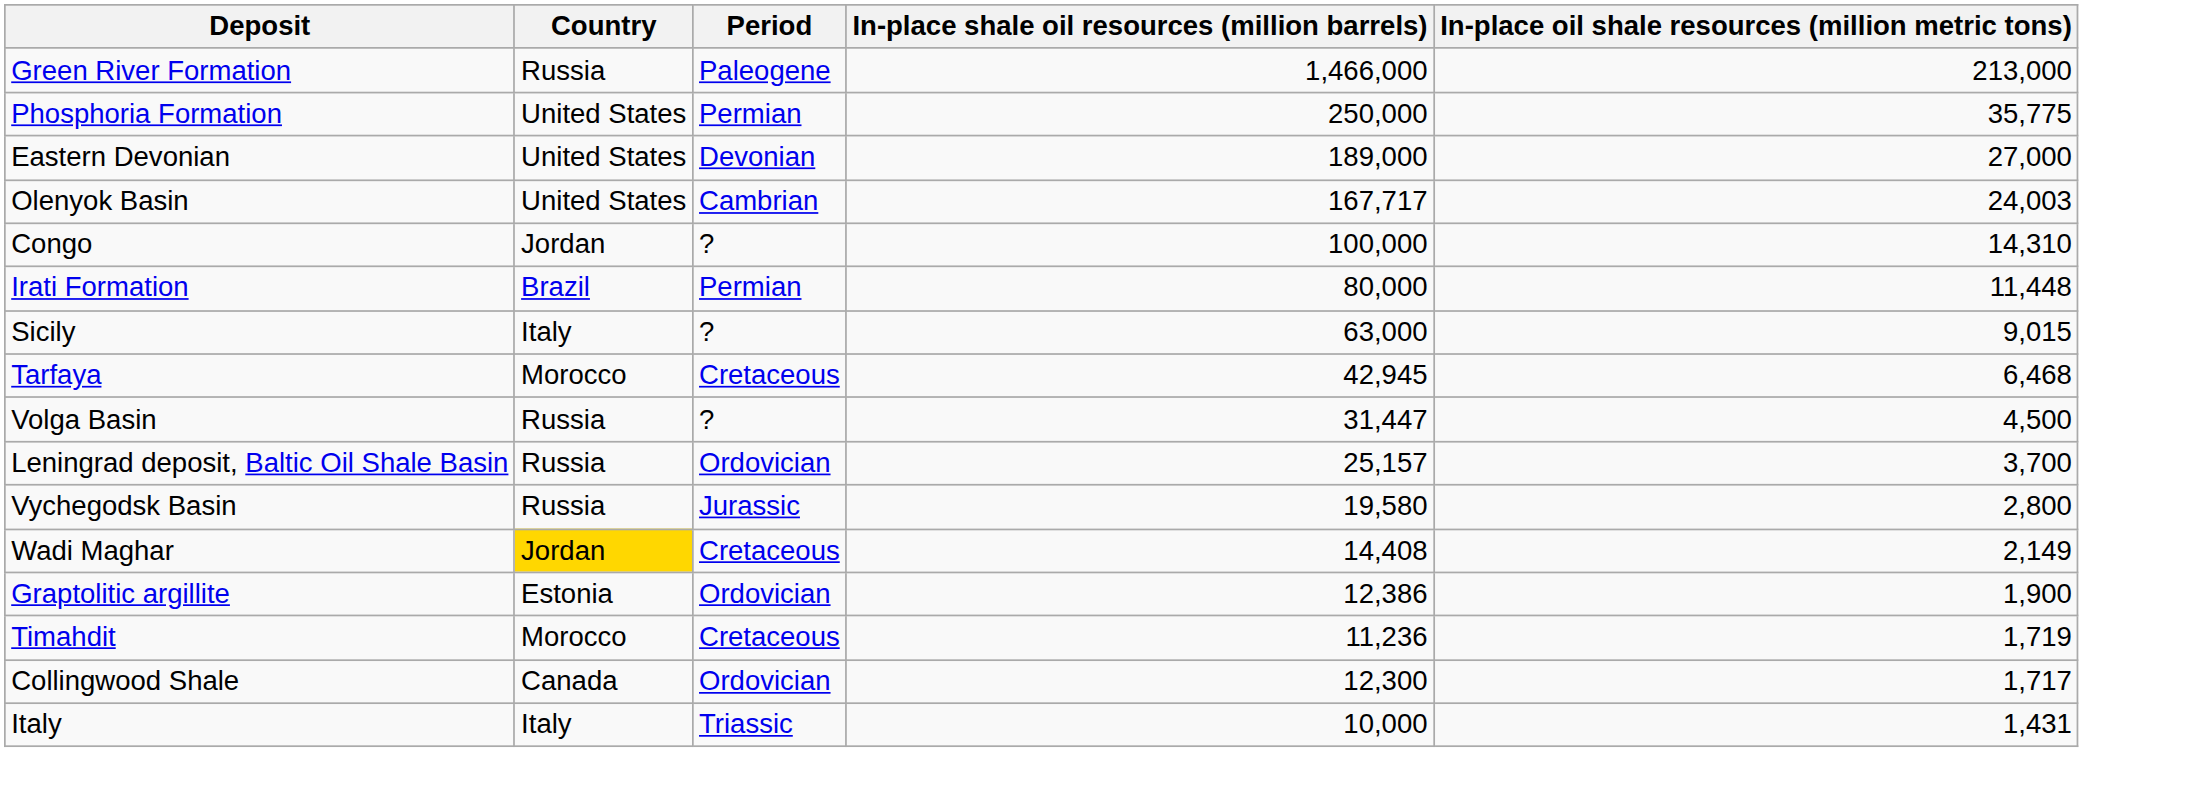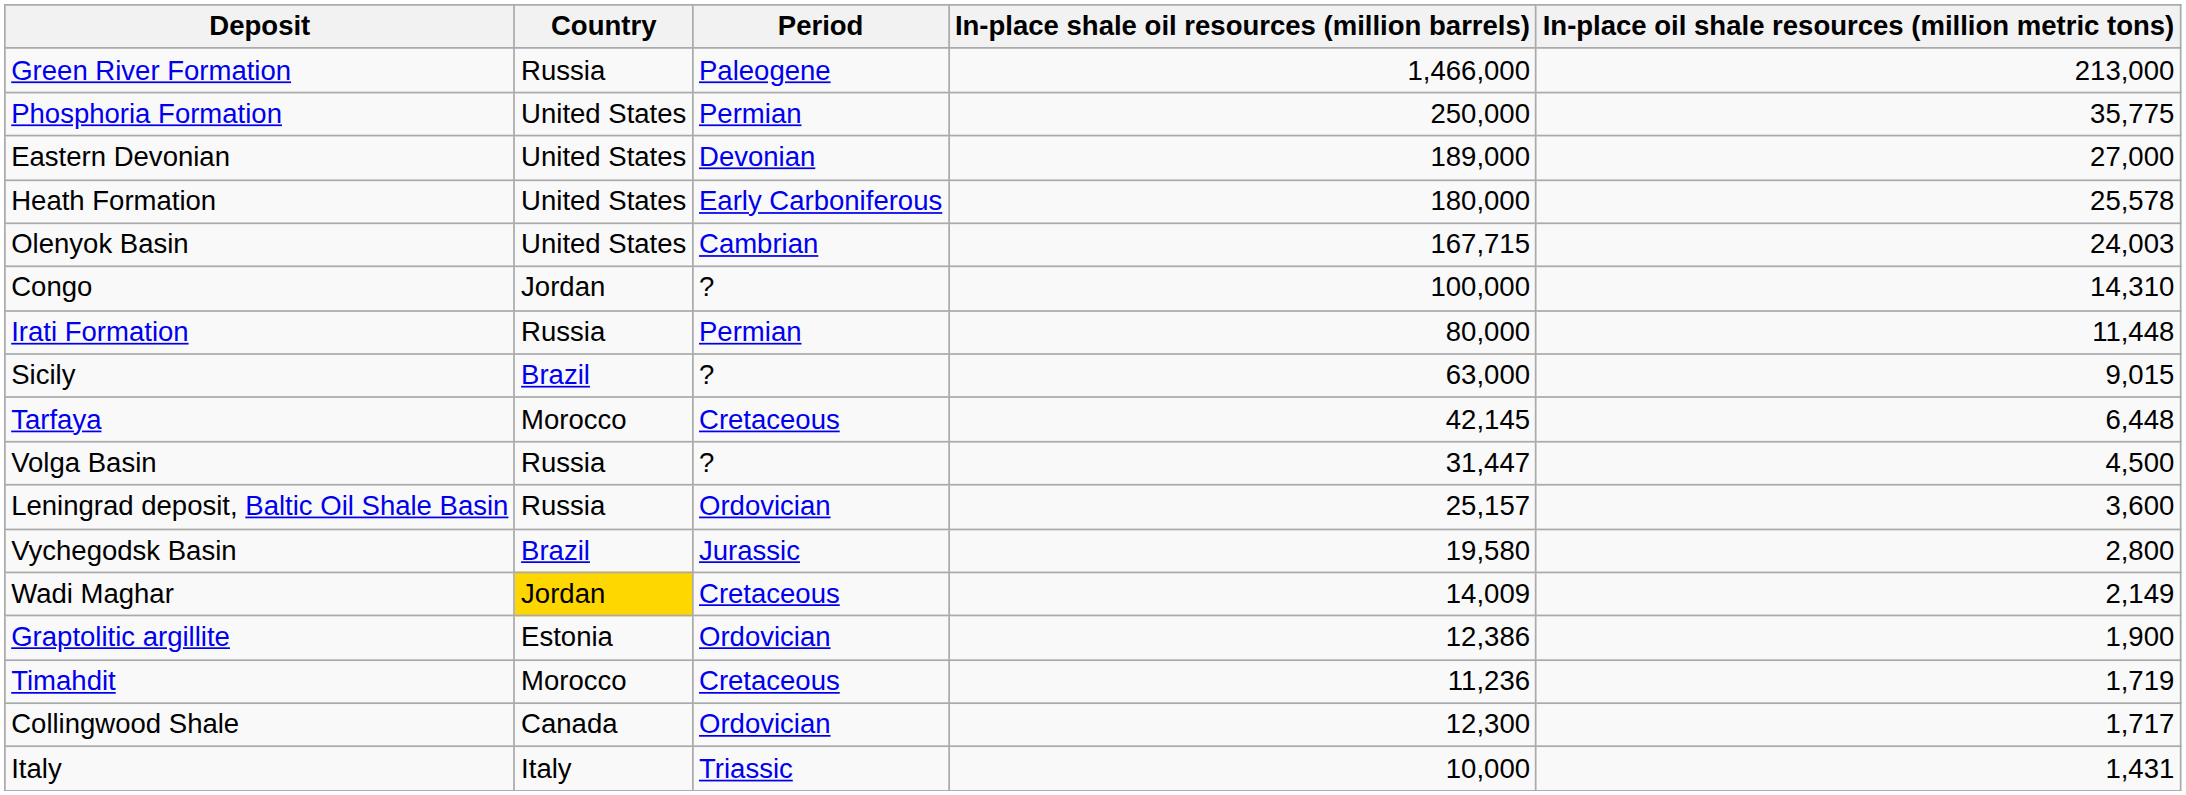+ row: (114, 200)
(1378, 200) 167,717 -> (1480, 244) 167,715
(556, 288) Brazil -> (563, 331) Russia
(546, 331) Italy -> (556, 375) Brazil
(1385, 375) 42,945 -> (1488, 419) 42,145
(2037, 375) 6,468 -> (2140, 419) 6,448
(2037, 462) 3,700 -> (2140, 506) 3,600
(563, 506) Russia -> (556, 550) Brazil
(1385, 550) 14,408 -> (1488, 593) 14,009
